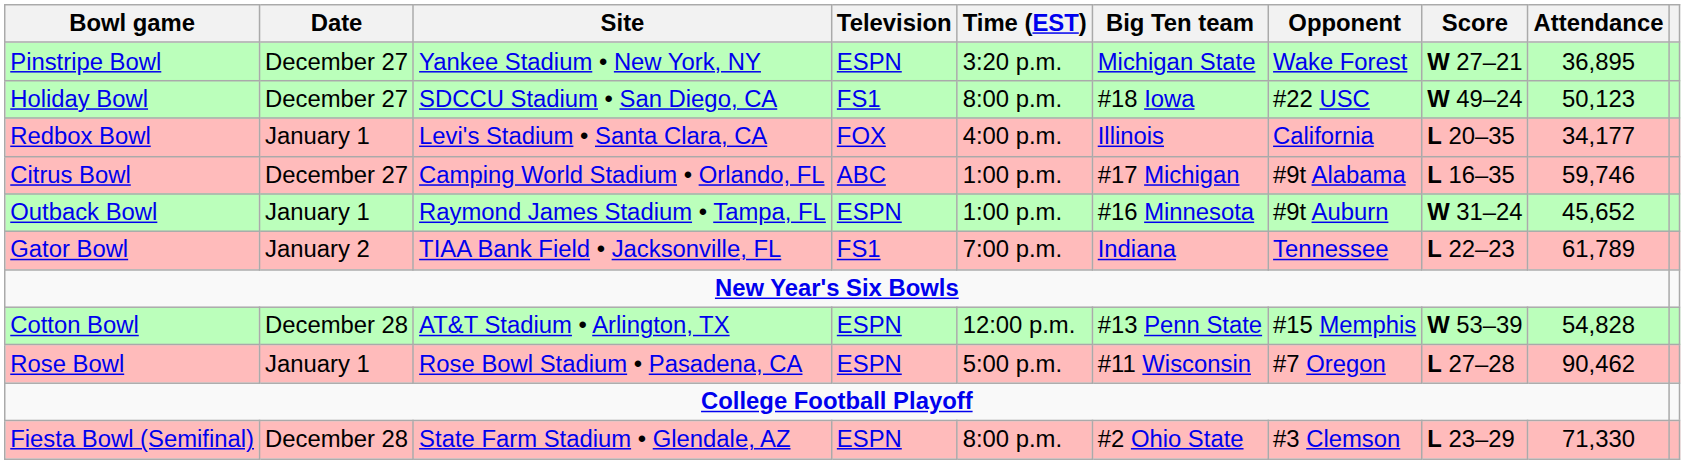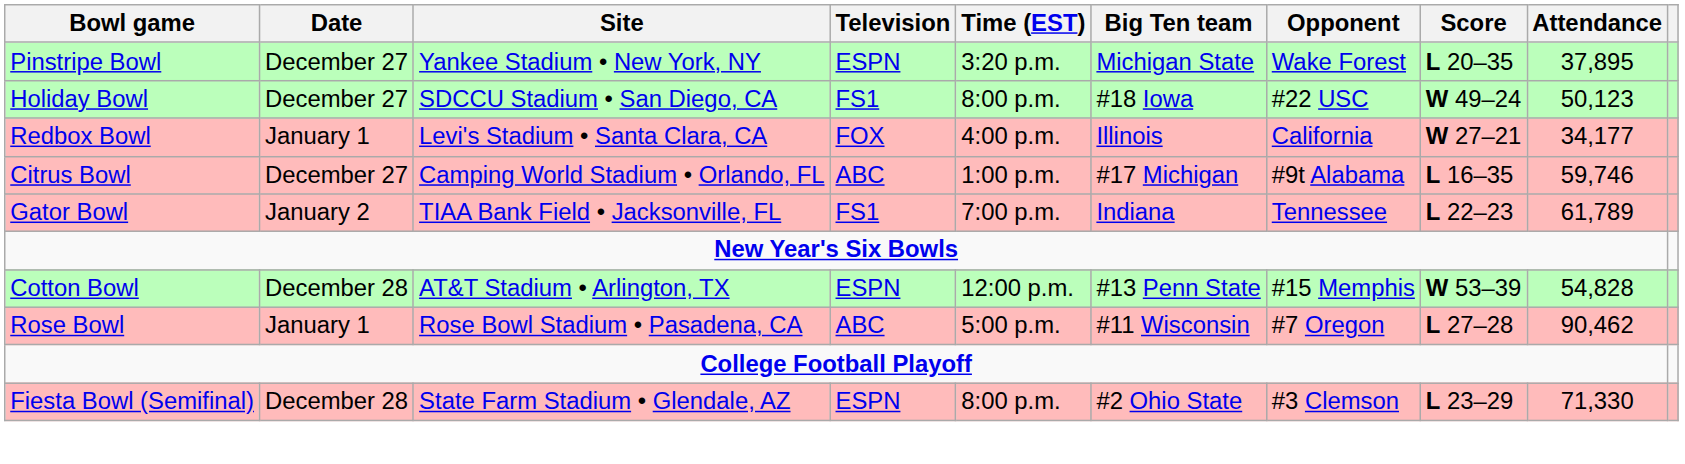(1475, 61) W 27–21 -> (1470, 61) L 20–35
(1599, 61) 36,895 -> (1597, 61) 37,895
(1471, 136) L 20–35 -> (1474, 136) W 27–21
- row: (84, 212)
(869, 363) ESPN -> (860, 325) ABC
